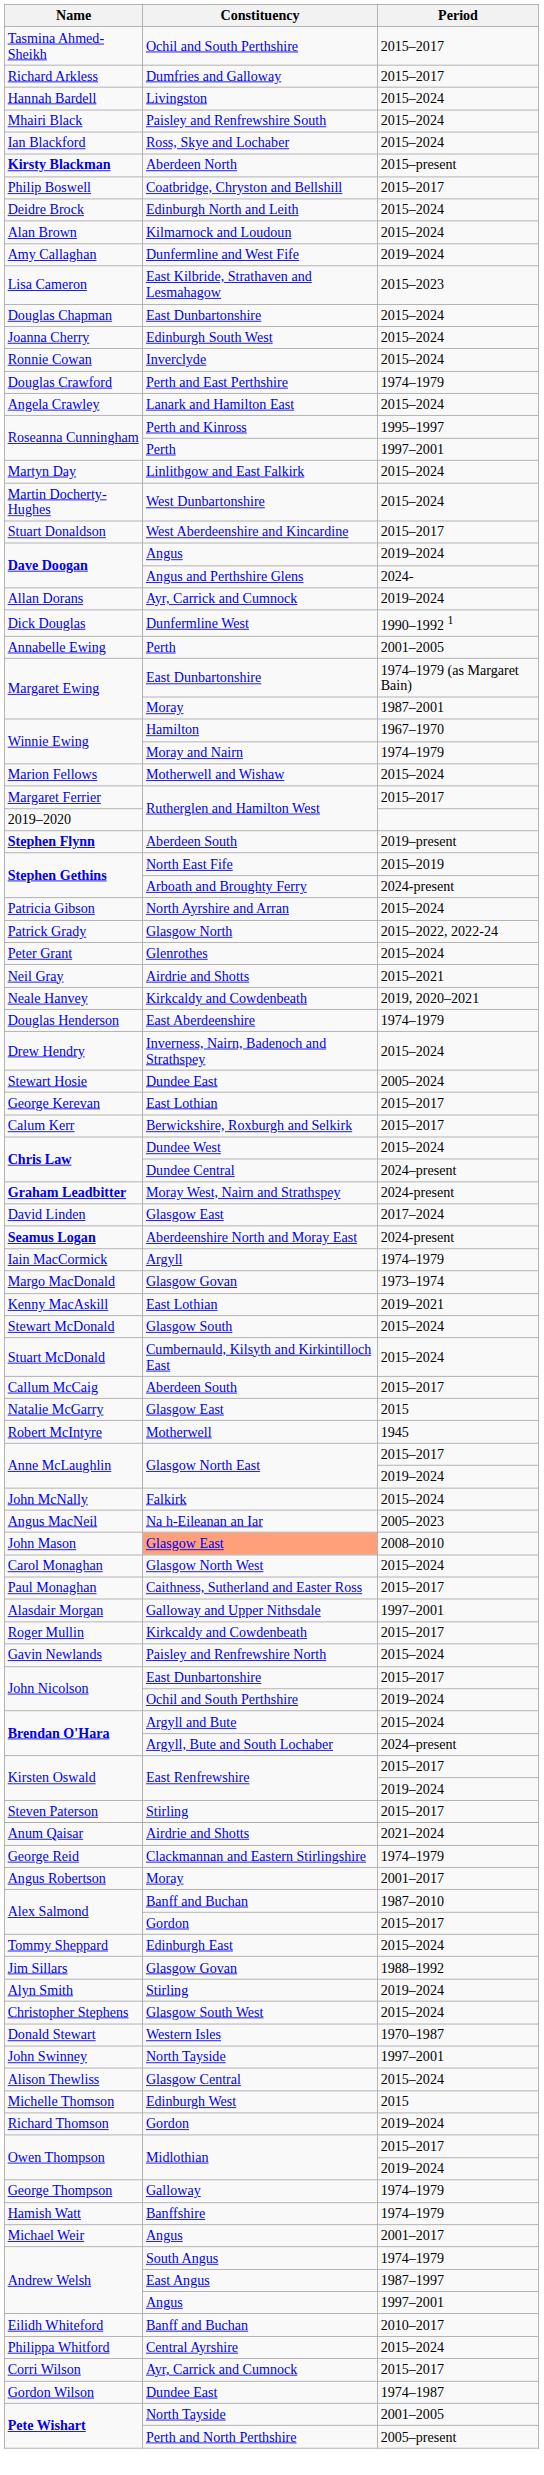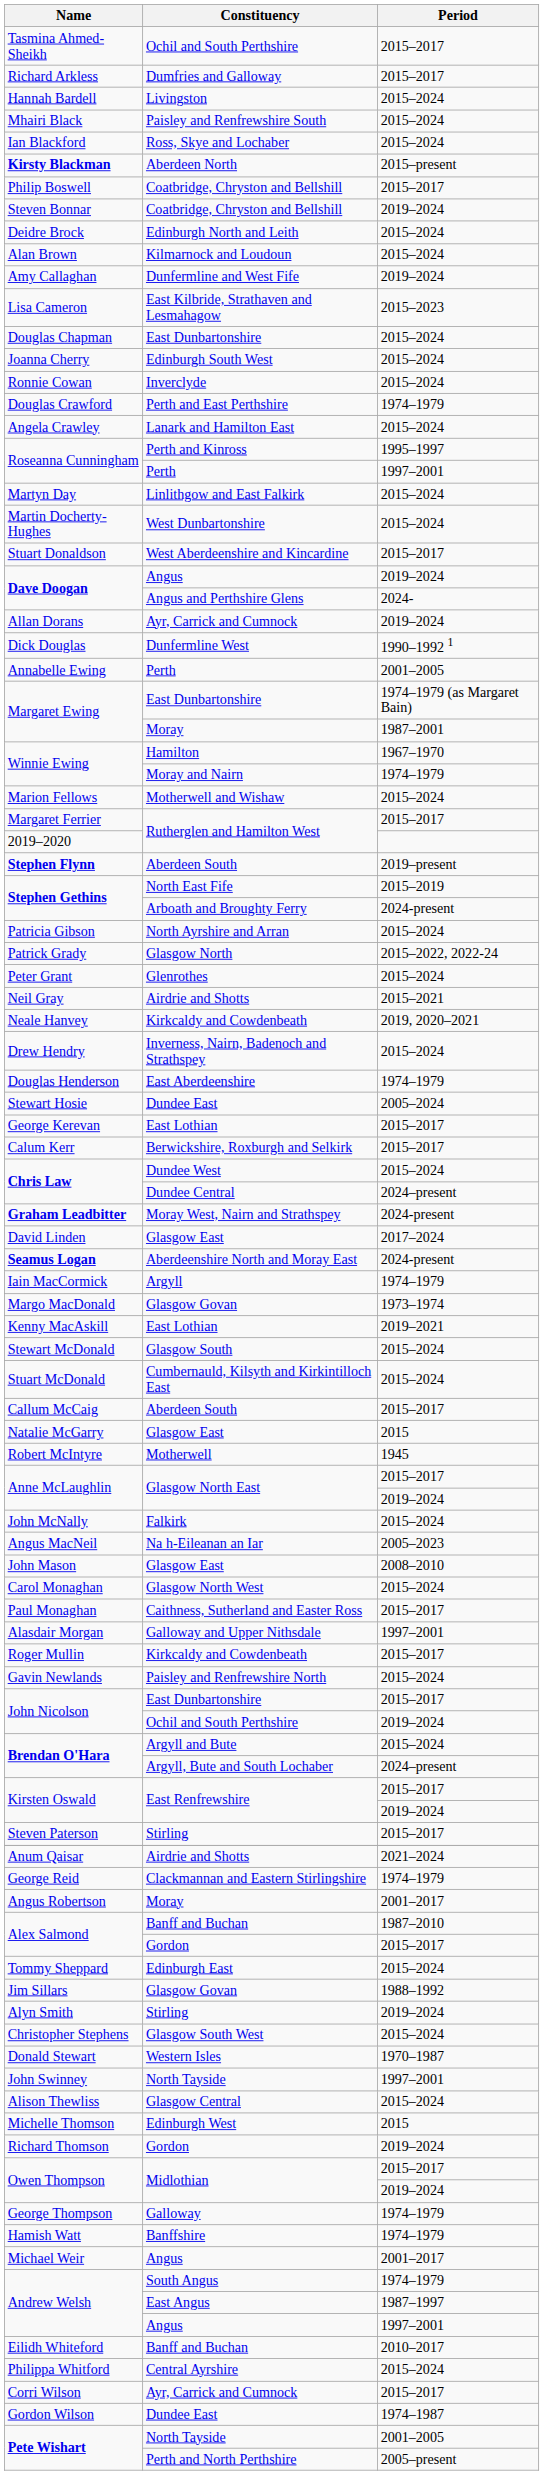+ row: (49, 210)
rows swapped: (63, 1020) <-> (46, 1050)
(185, 1543) lightsalmon background -> (185, 1565) no background
